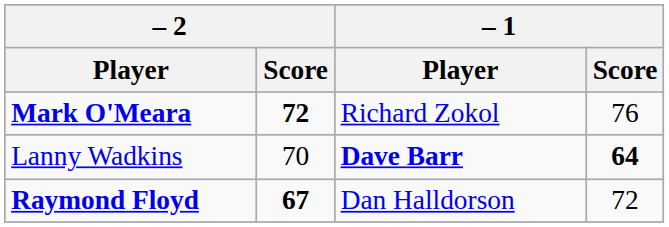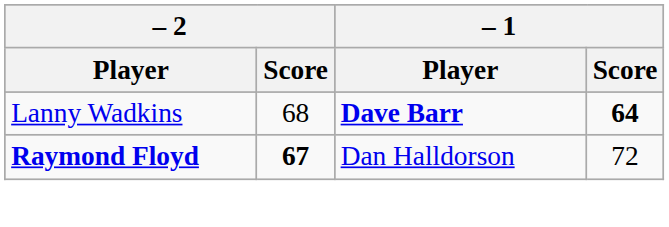- row: (101, 112)
(296, 156) 70 -> (296, 112) 68
